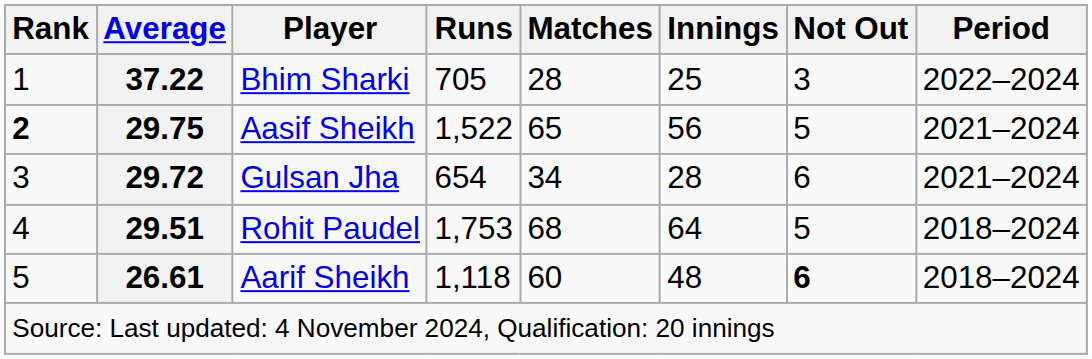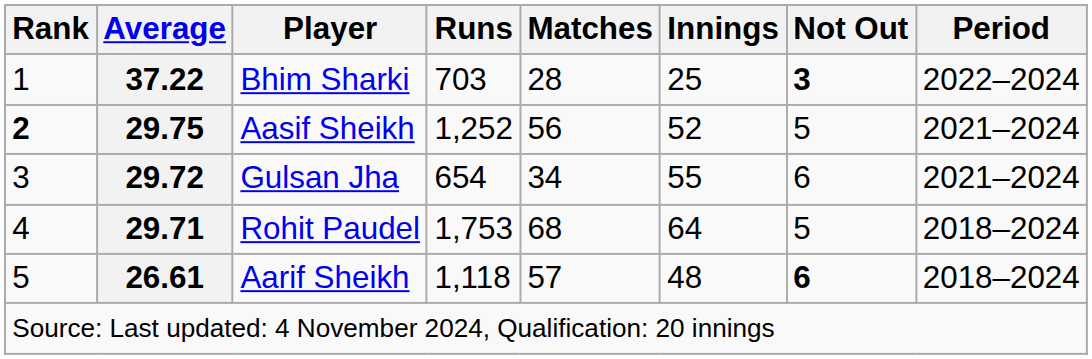(461, 79) 705 -> (461, 79) 703
(802, 79) normal -> (802, 79) bold
(474, 128) 1,522 -> (474, 128) 1,252
(545, 128) 65 -> (545, 128) 56
(685, 128) 56 -> (685, 128) 52
(685, 178) 28 -> (685, 178) 55
(165, 228) 29.51 -> (165, 228) 29.71
(545, 278) 60 -> (545, 278) 57
